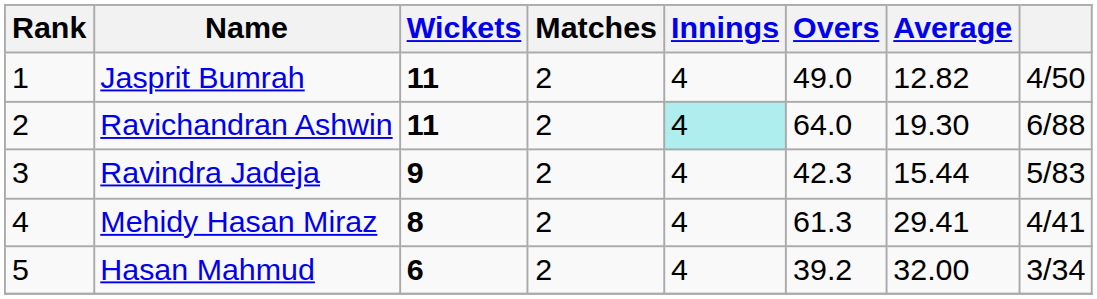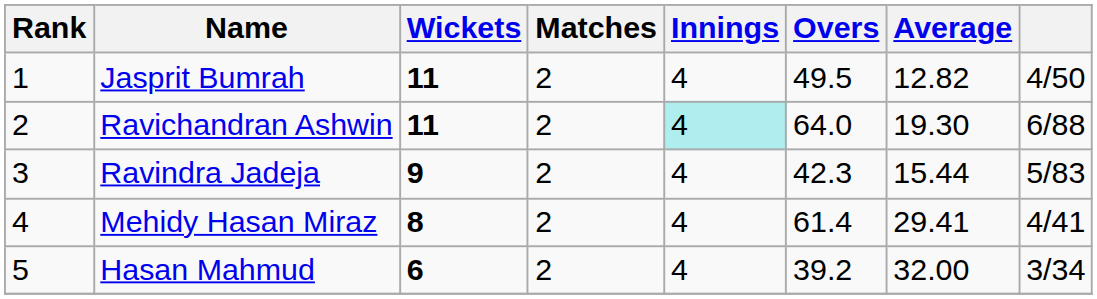(823, 76) 49.0 -> (823, 76) 49.5
(823, 221) 61.3 -> (823, 221) 61.4
